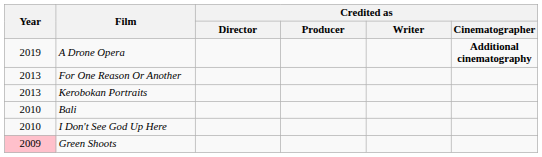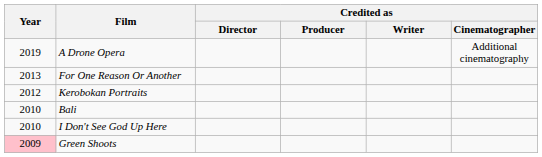(494, 53) bold -> (494, 53) normal
(30, 93) 2013 -> (30, 93) 2012
